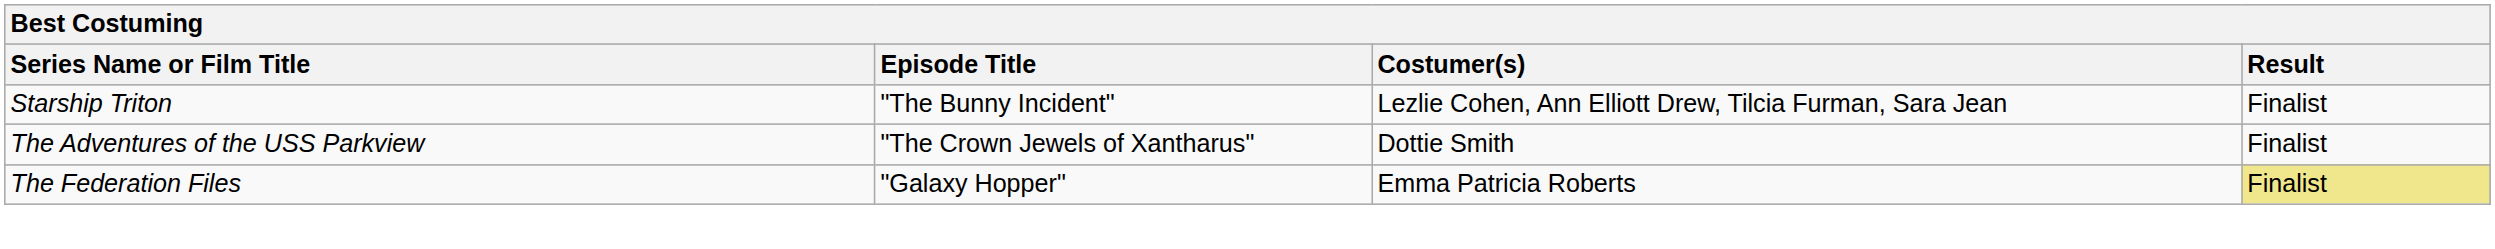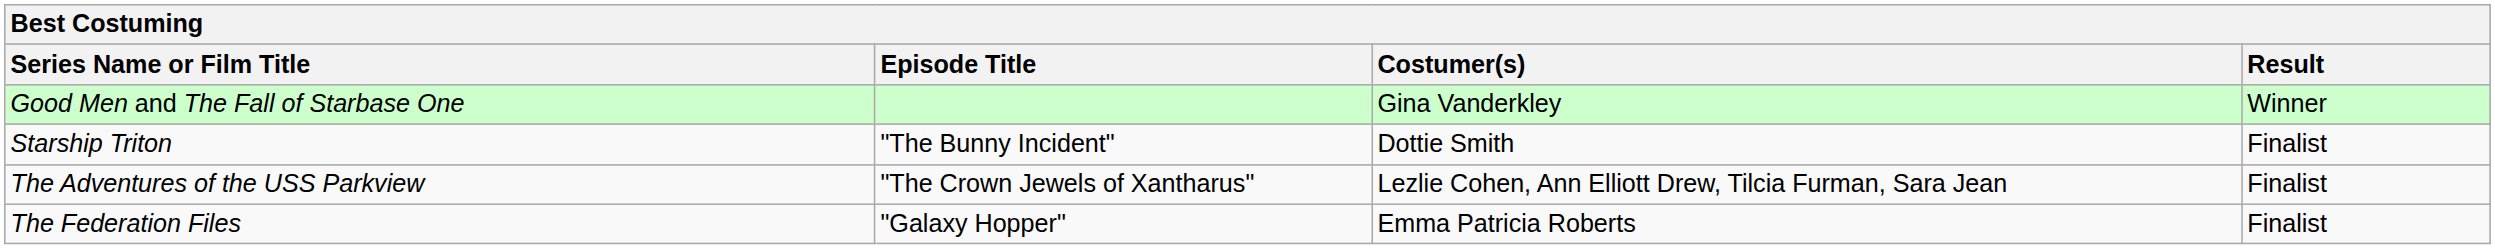+ row: (238, 104)
(1692, 104) Lezlie Cohen, Ann Elliott Drew, Tilcia Furman, Sara Jean -> (1446, 143) Dottie Smith
(1446, 143) Dottie Smith -> (1692, 183) Lezlie Cohen, Ann Elliott Drew, Tilcia Furman, Sara Jean
(2287, 183) khaki background -> (2287, 223) no background
